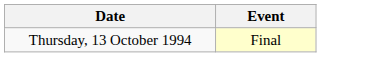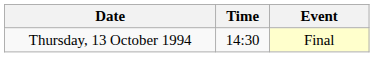+ column: (243, 16)
